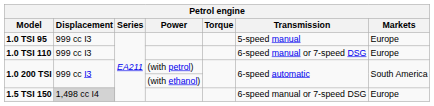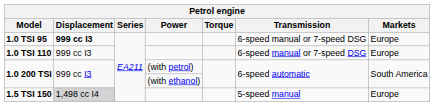(74, 39) normal -> (74, 39) bold
(269, 39) 5-speed manual -> (302, 39) 6-speed manual or 7-speed DSG
(302, 95) 6-speed manual or 7-speed DSG -> (269, 95) 5-speed manual
